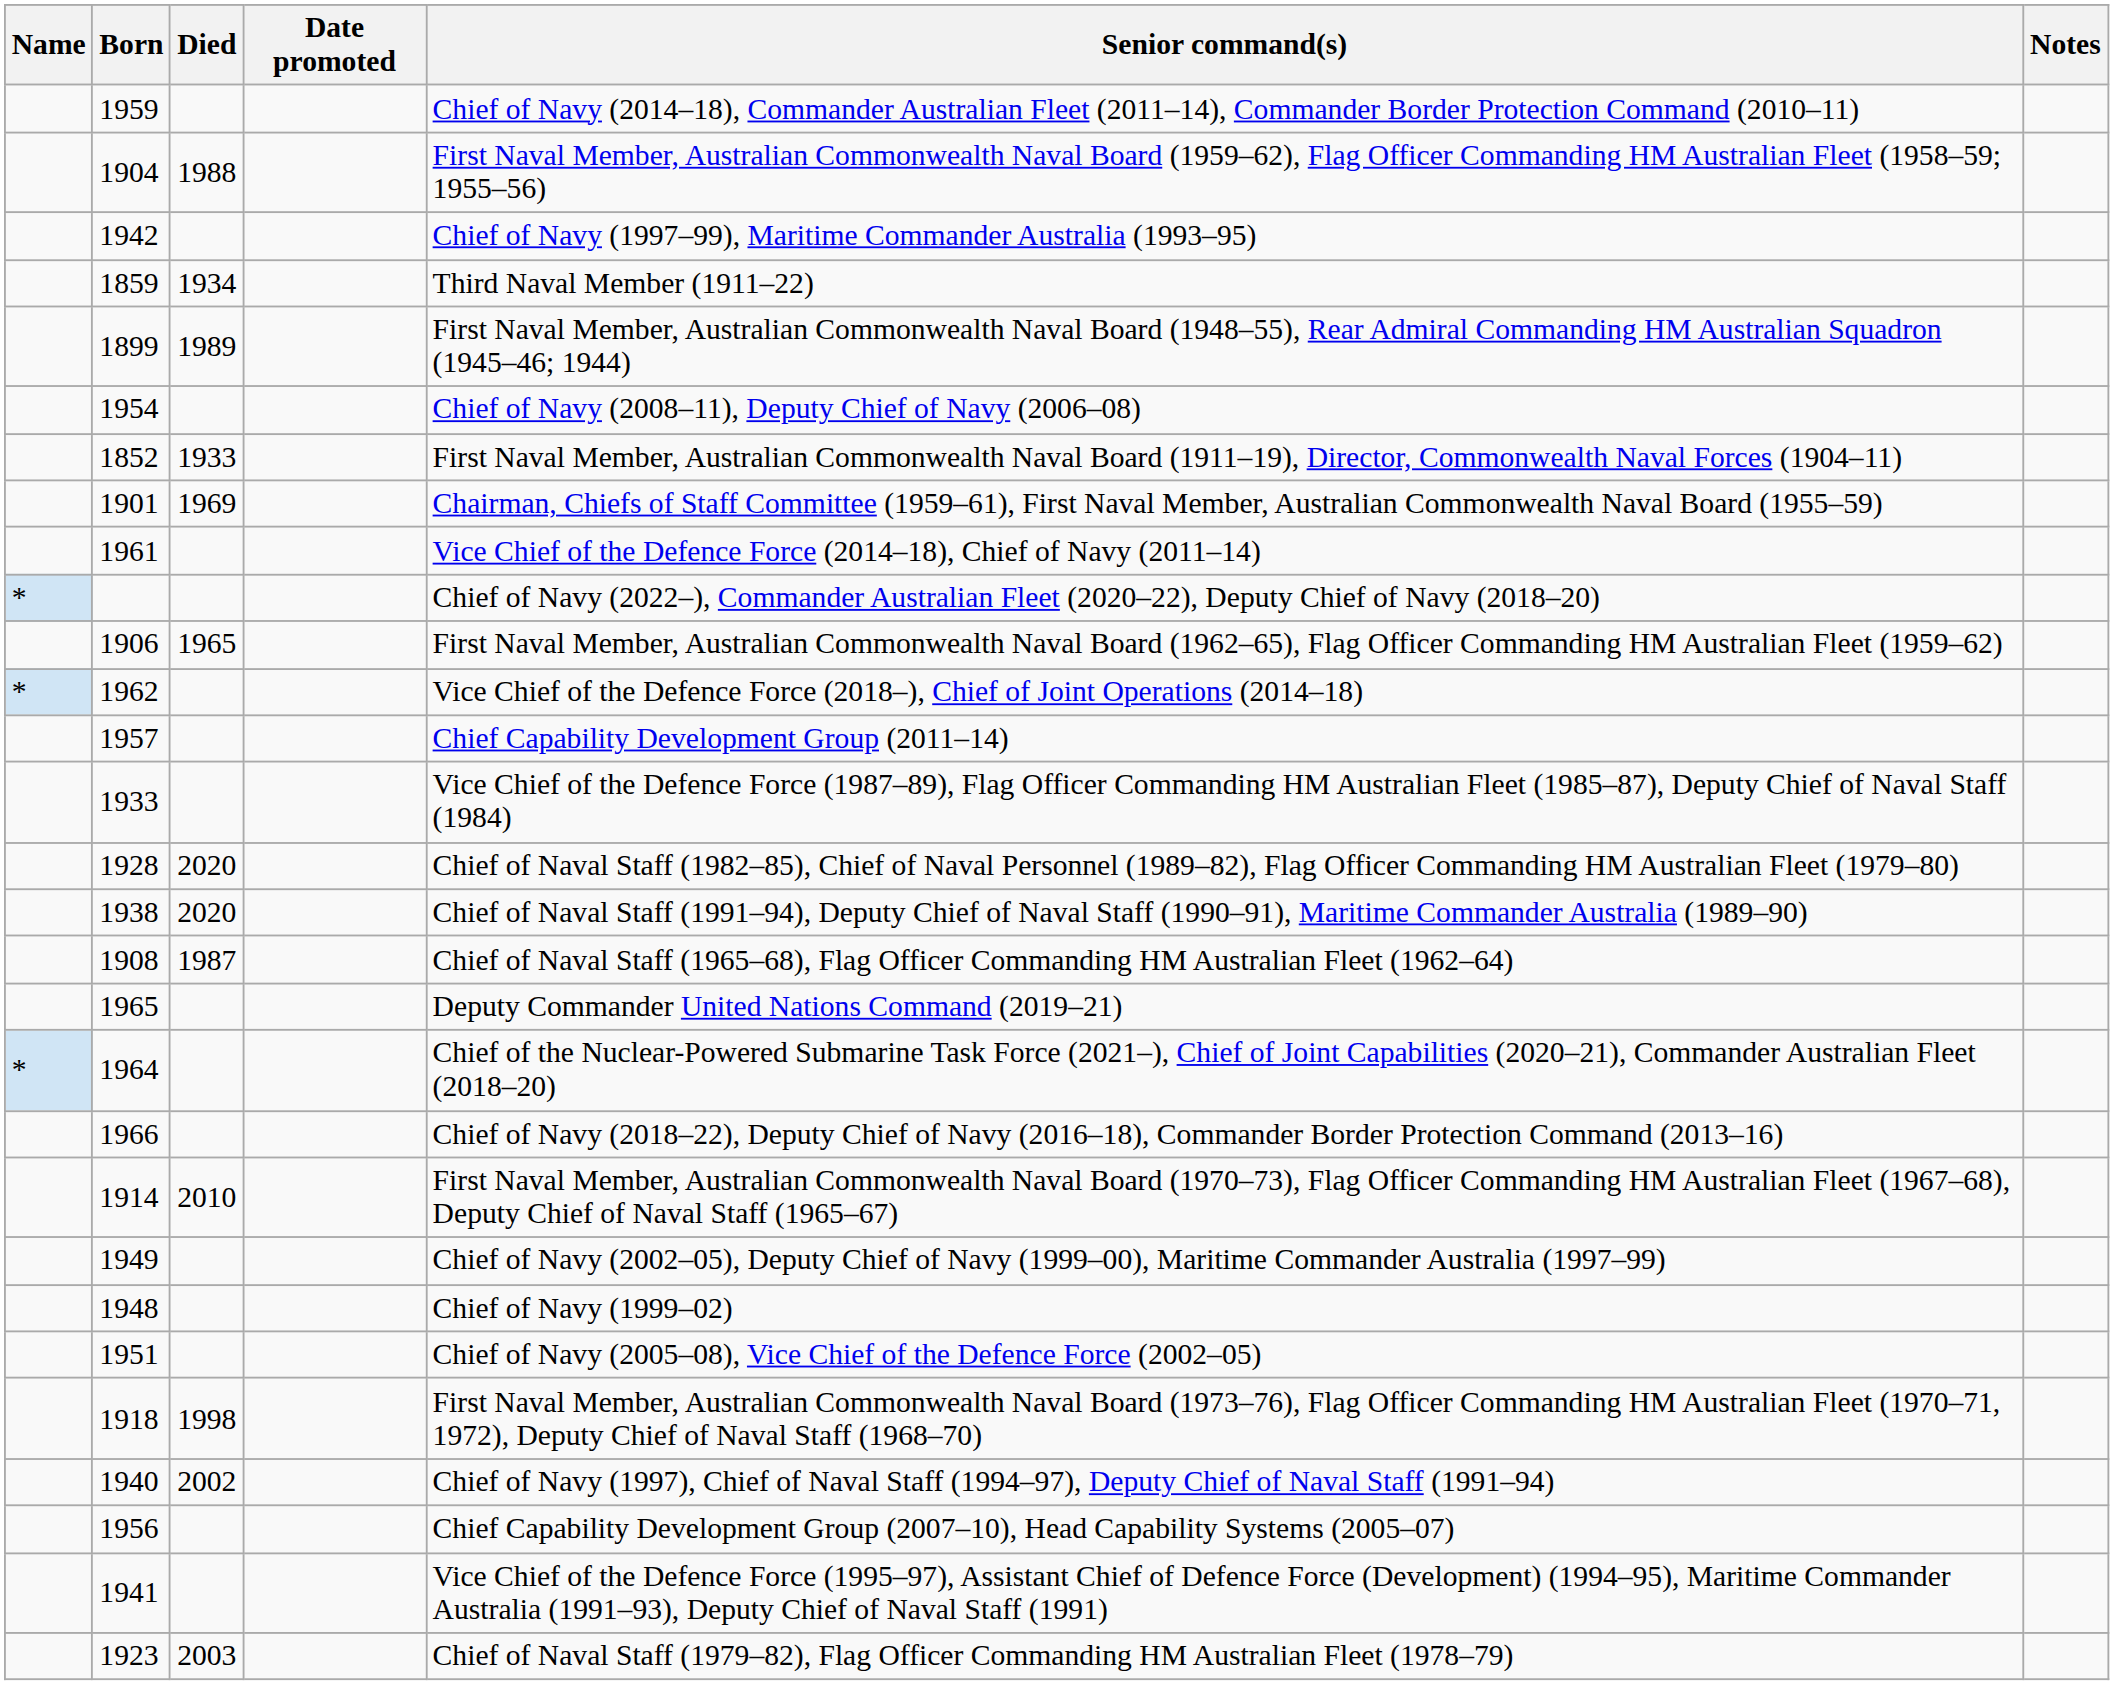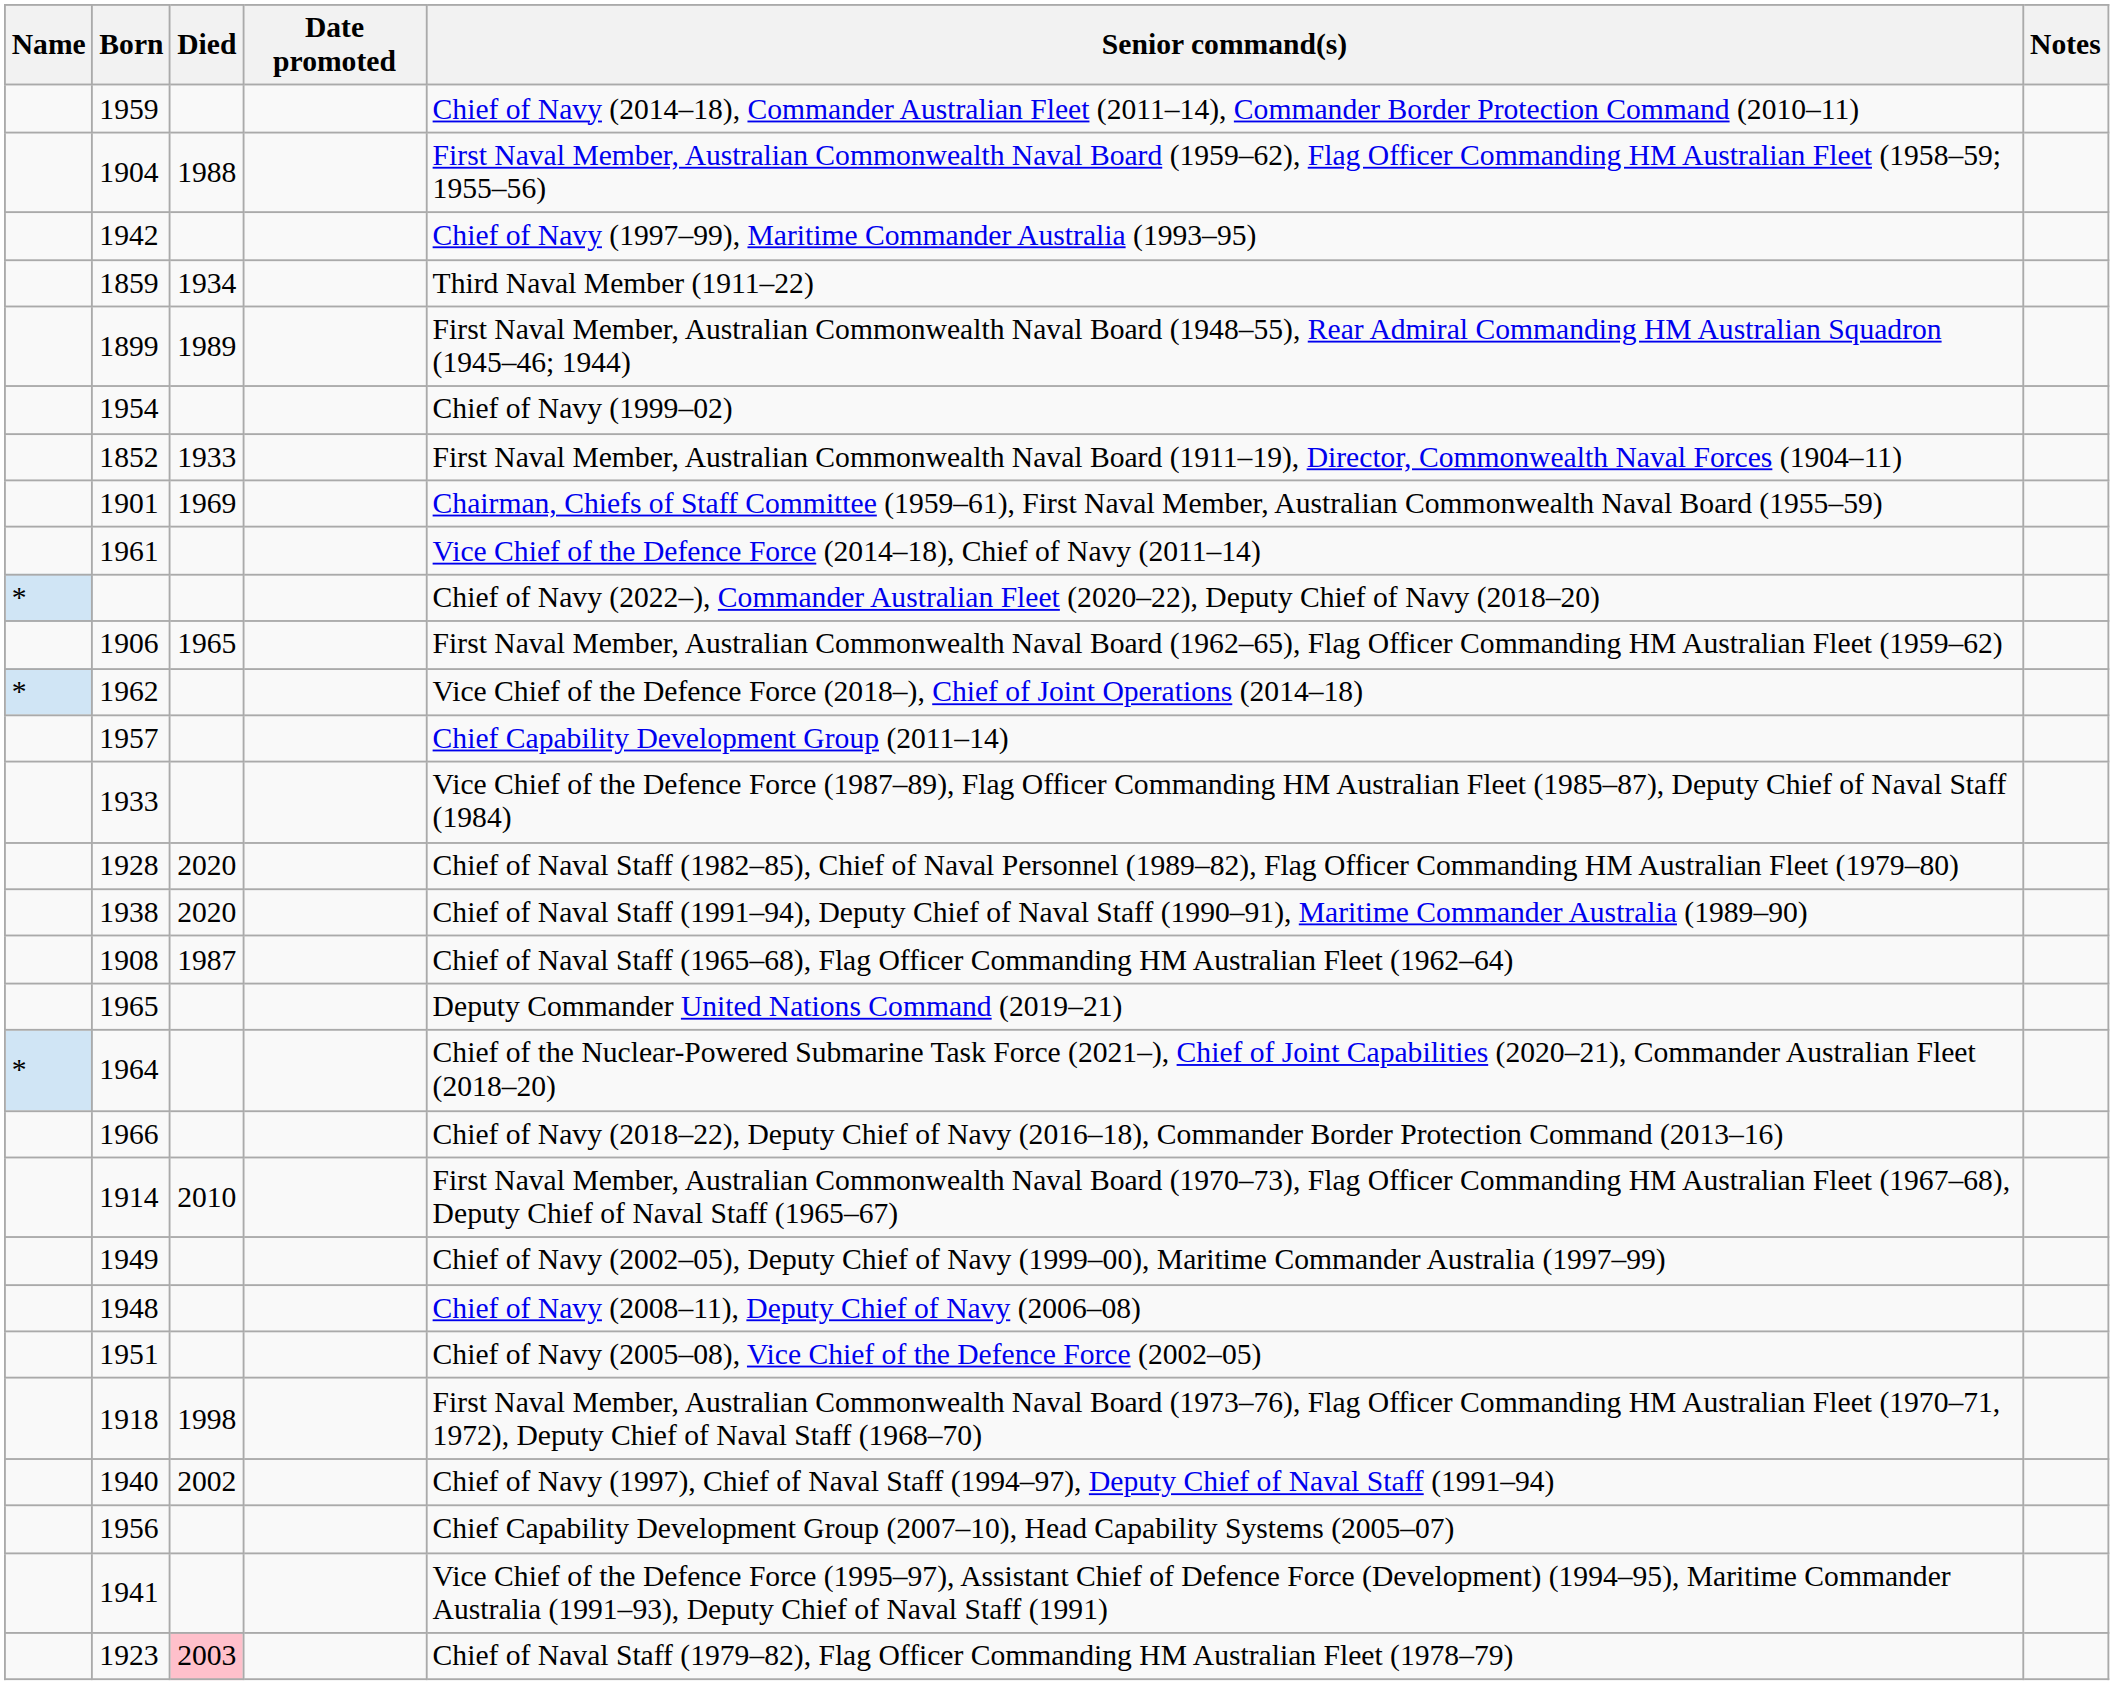(787, 409) Chief of Navy (2008–11), Deputy Chief of Navy (2006–08) -> (583, 409) Chief of Navy (1999–02)
(583, 1307) Chief of Navy (1999–02) -> (787, 1307) Chief of Navy (2008–11), Deputy Chief of Navy (2006–08)
(207, 1655) no background -> (207, 1655) pink background
